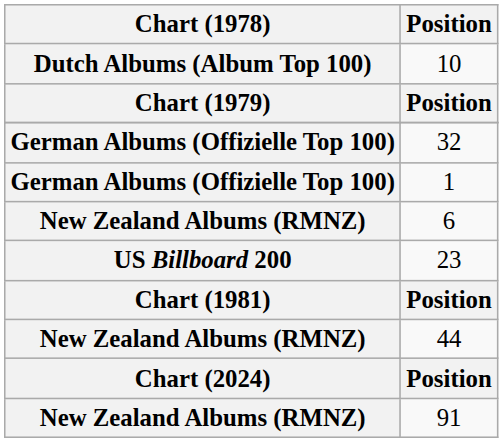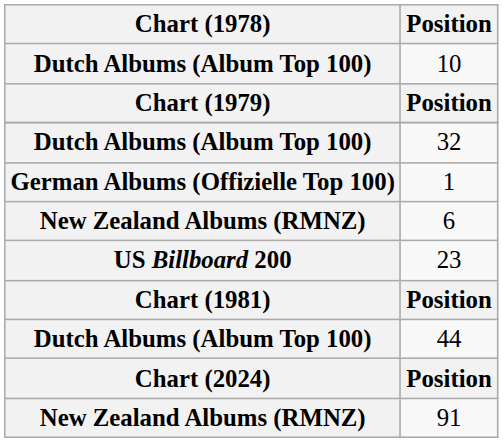(203, 142) German Albums (Offizielle Top 100) -> (203, 142) Dutch Albums (Album Top 100)
(203, 338) New Zealand Albums (RMNZ) -> (203, 338) Dutch Albums (Album Top 100)
